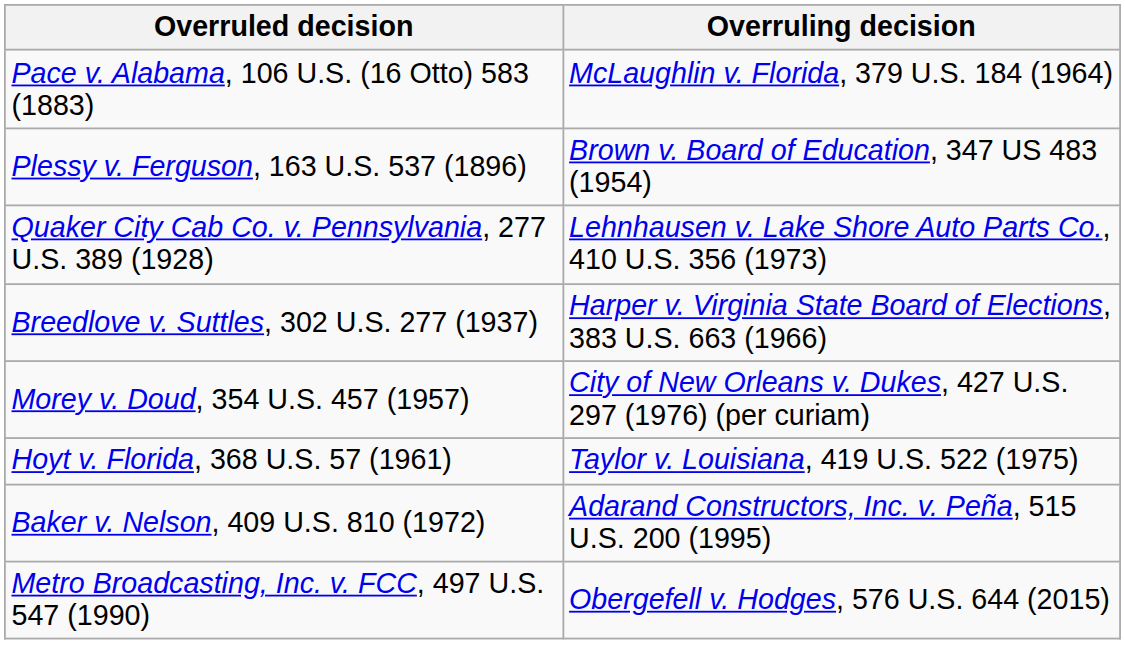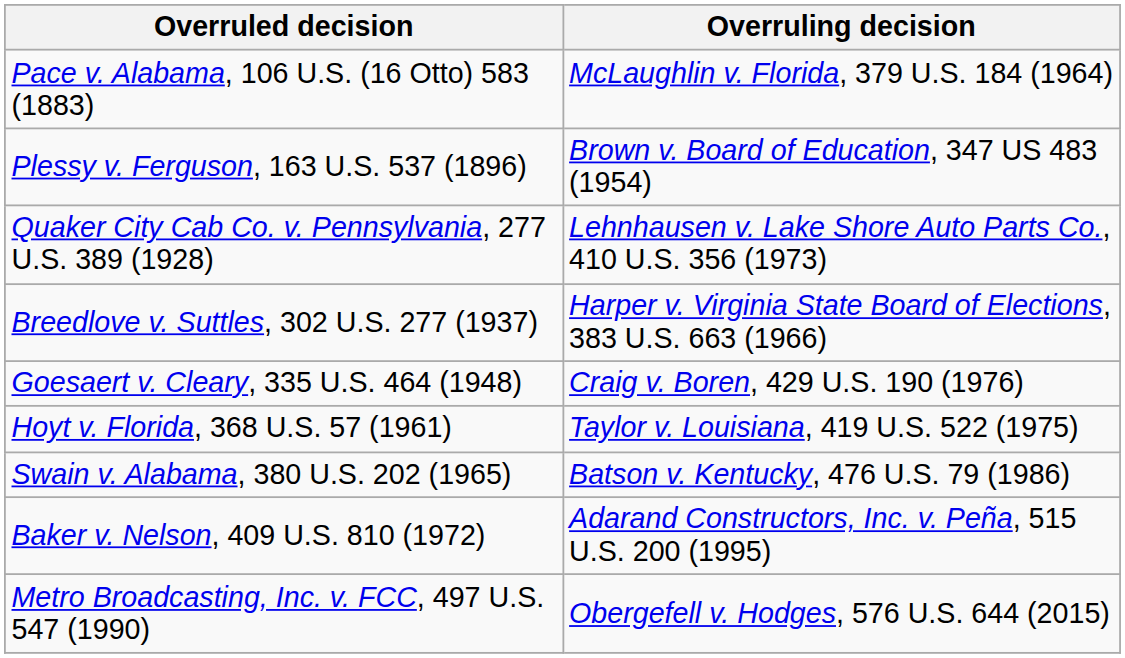+ row: (267, 383)
- row: (240, 399)
+ row: (261, 474)
